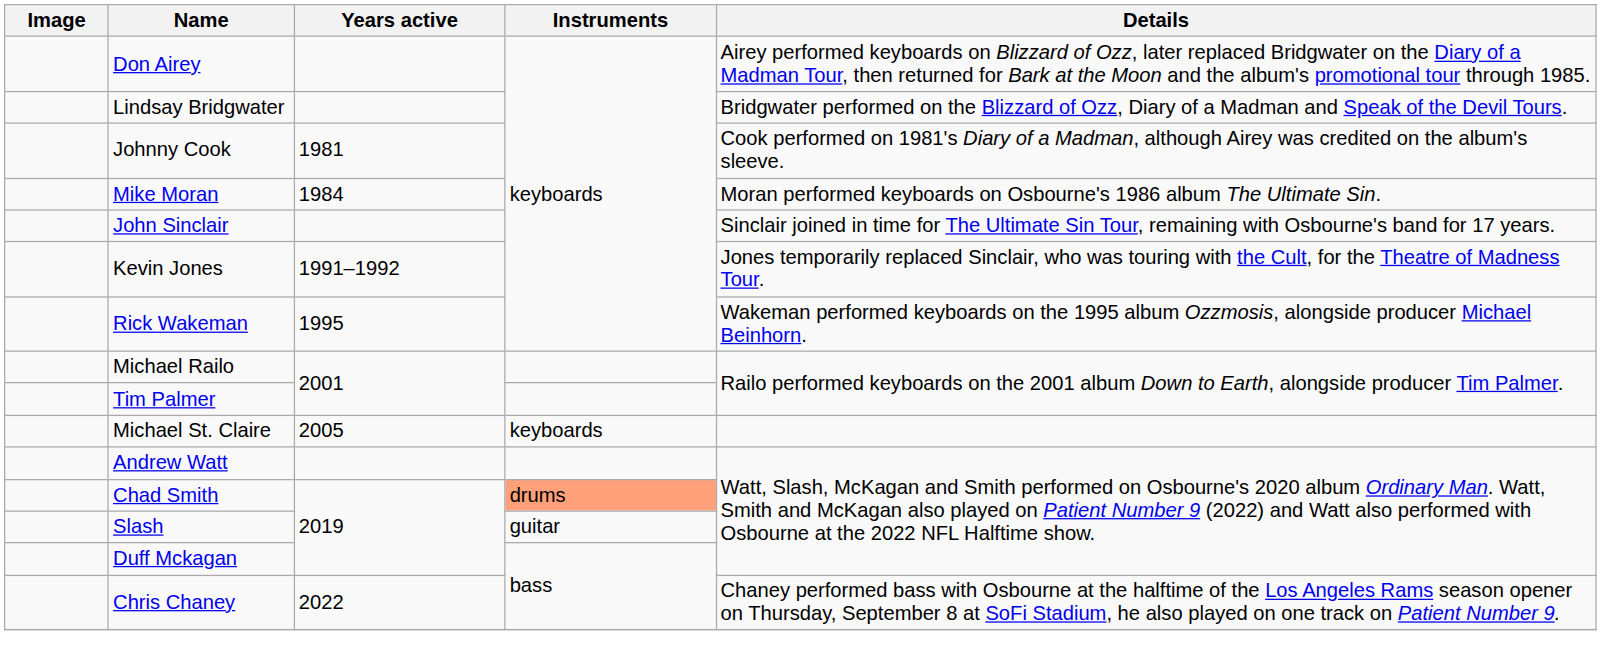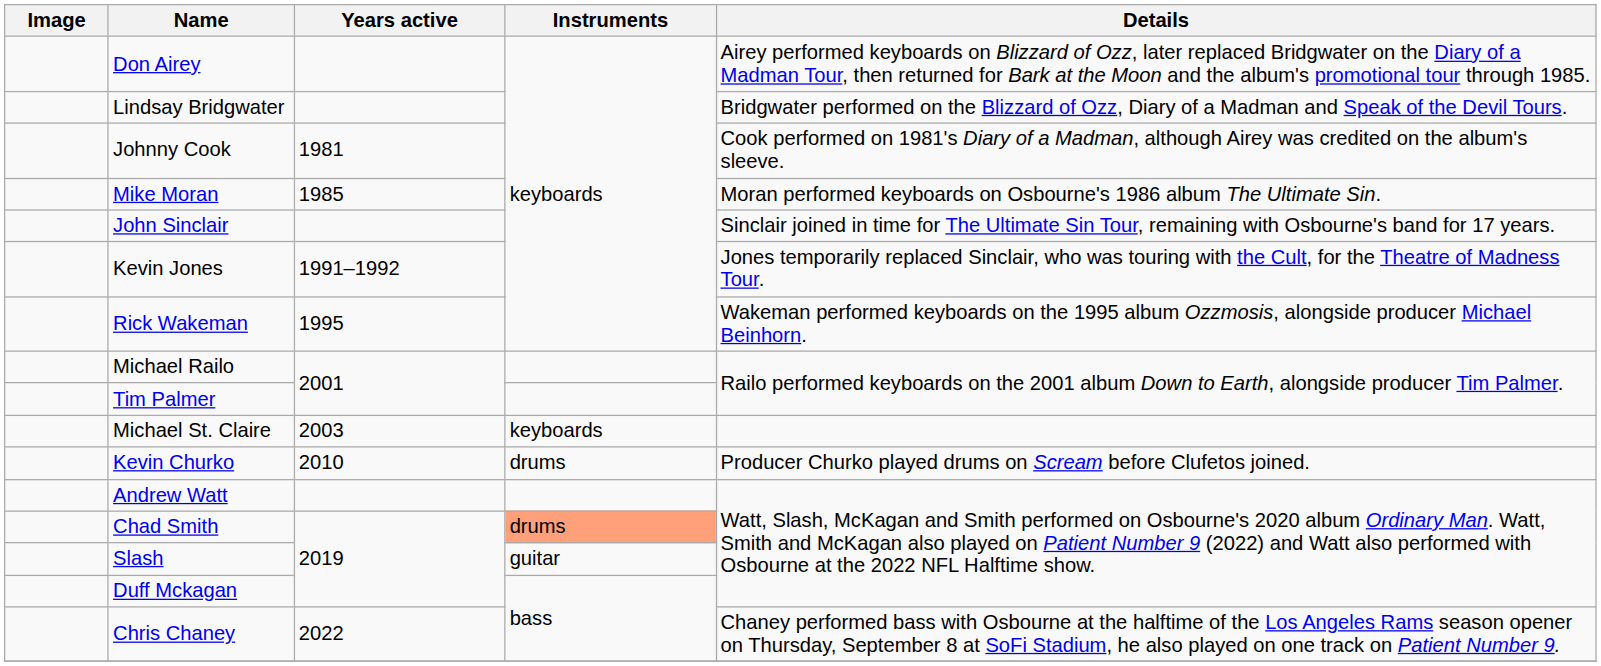(321, 193) 1984 -> (321, 193) 1985
(321, 430) 2005 -> (321, 430) 2003
+ row: (174, 462)
